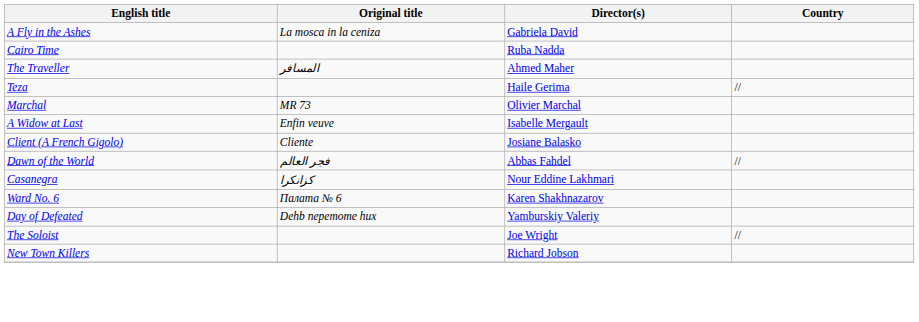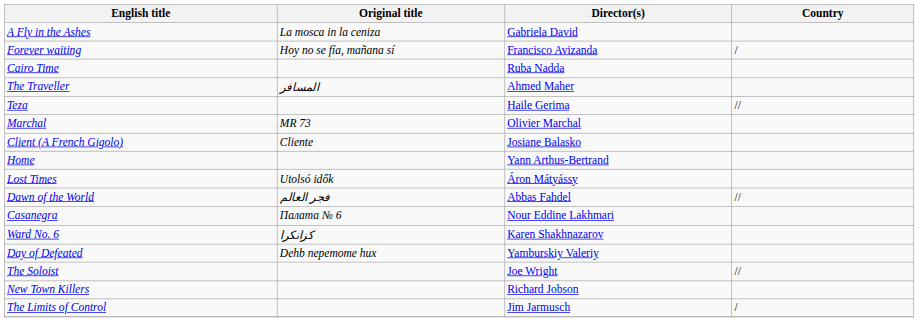+ row: (44, 50)
- row: (45, 123)
+ row: (21, 160)
+ row: (32, 178)
(297, 180) كزانكرا -> (311, 216) Палата № 6
(311, 198) Палата № 6 -> (297, 235) كزانكرا
+ row: (57, 308)
